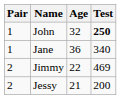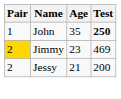(75, 31) 32 -> (75, 31) 35
- row: (43, 49)
(10, 67) no background -> (10, 49) gold background
(75, 67) 22 -> (75, 49) 23
